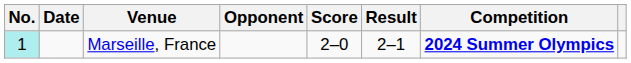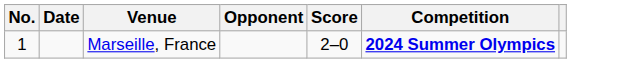- column: (391, 17)
(22, 44) paleturquoise background -> (22, 44) no background
